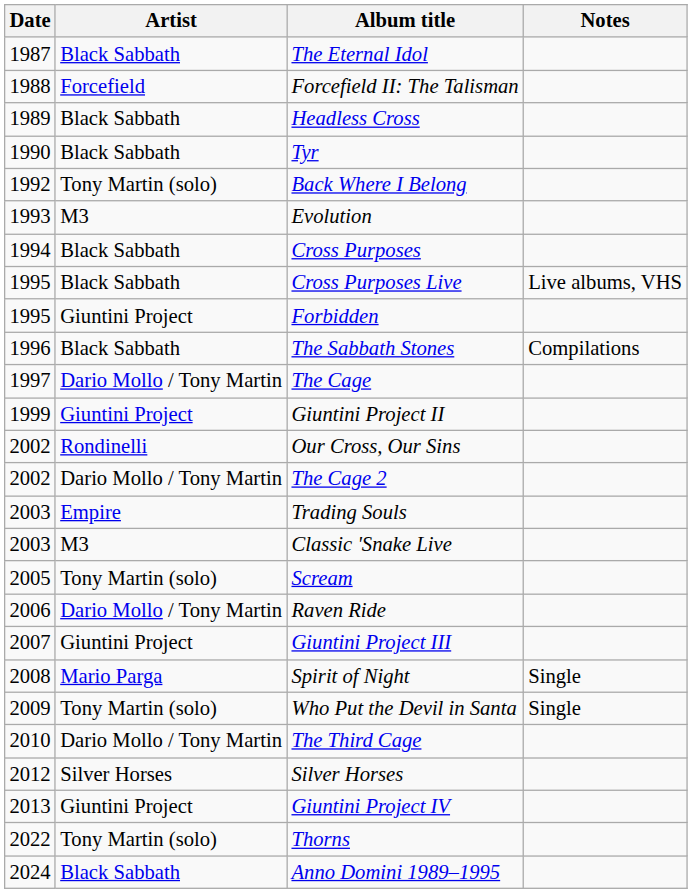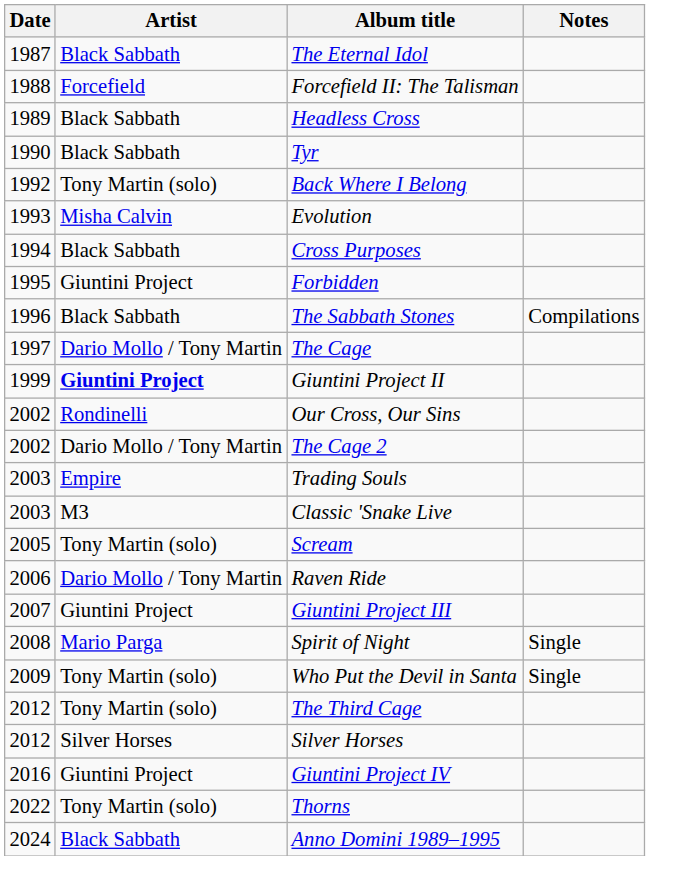(75, 217) M3 -> (116, 217) Misha Calvin
- row: (377, 282)
(126, 413) normal -> (132, 380) bold
(30, 741) 2010 -> (30, 708) 2012
(171, 741) Dario Mollo / Tony Martin -> (139, 708) Tony Martin (solo)
(30, 806) 2013 -> (30, 773) 2016
